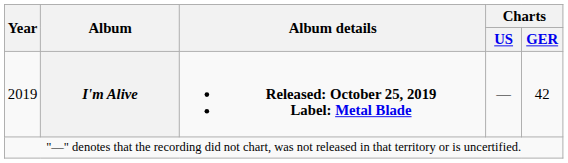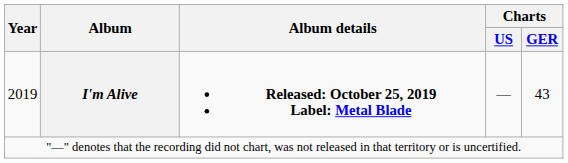(542, 94) 42 -> (542, 94) 43
